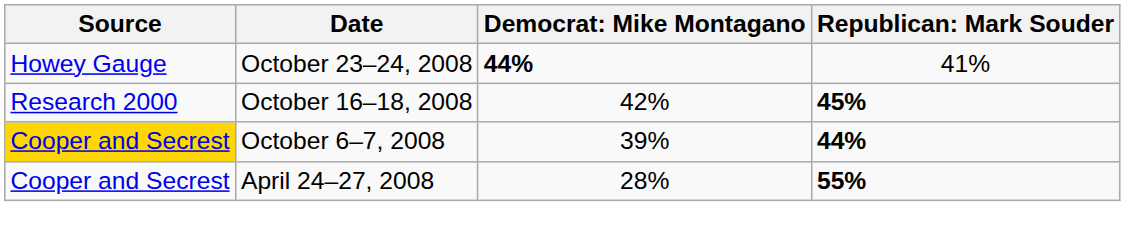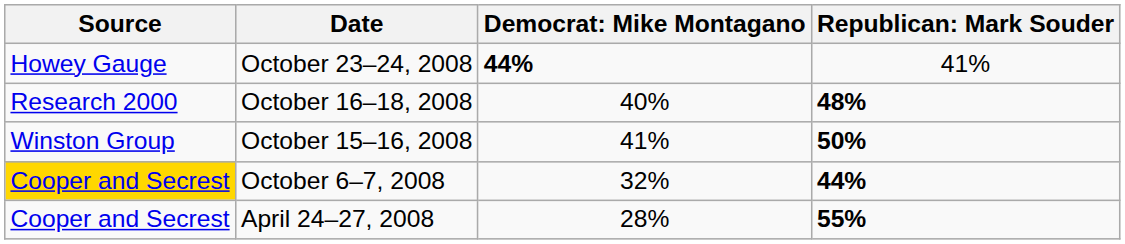(645, 102) 42% -> (645, 102) 40%
(842, 102) 45% -> (842, 102) 48%
+ row: (357, 141)
(645, 141) 39% -> (645, 180) 32%
